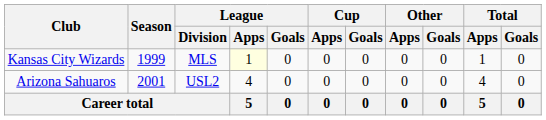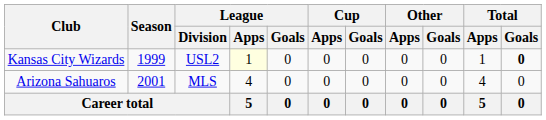(203, 59) MLS -> (203, 59) USL2
(521, 59) normal -> (521, 59) bold
(203, 81) USL2 -> (203, 81) MLS
